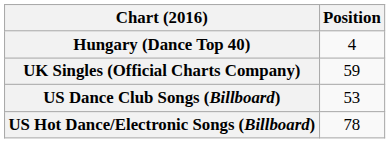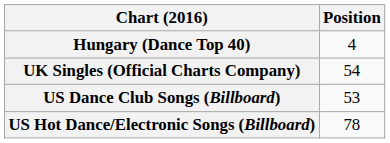(352, 71) 59 -> (352, 71) 54
